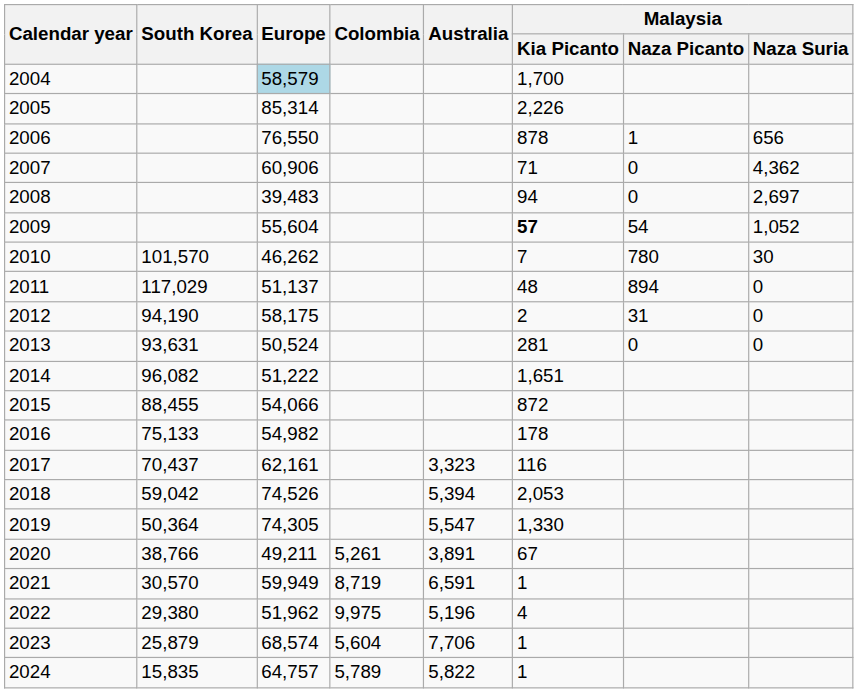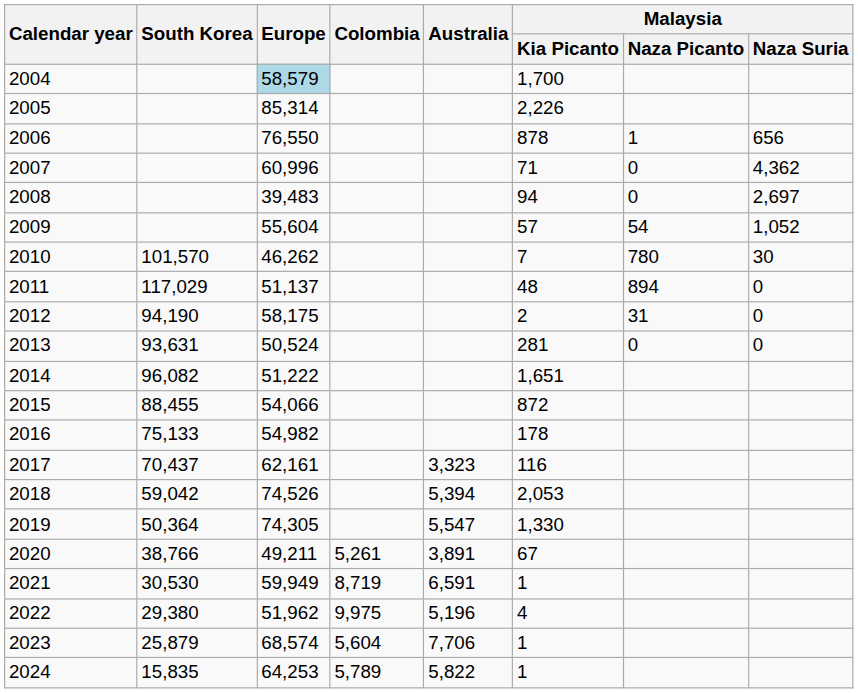(290, 167) 60,906 -> (290, 167) 60,996
(527, 227) bold -> (527, 227) normal
(170, 583) 30,570 -> (170, 583) 30,530
(290, 672) 64,757 -> (290, 672) 64,253
